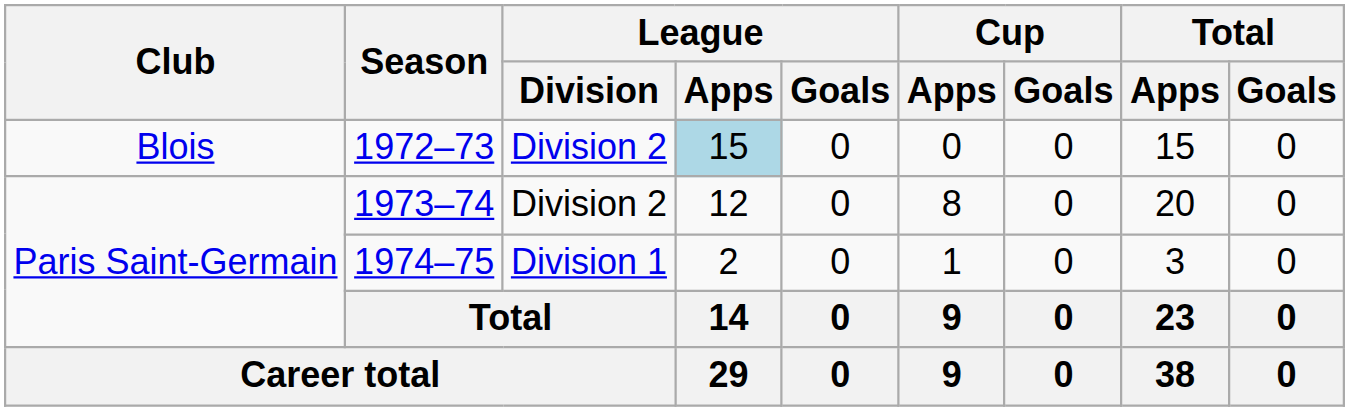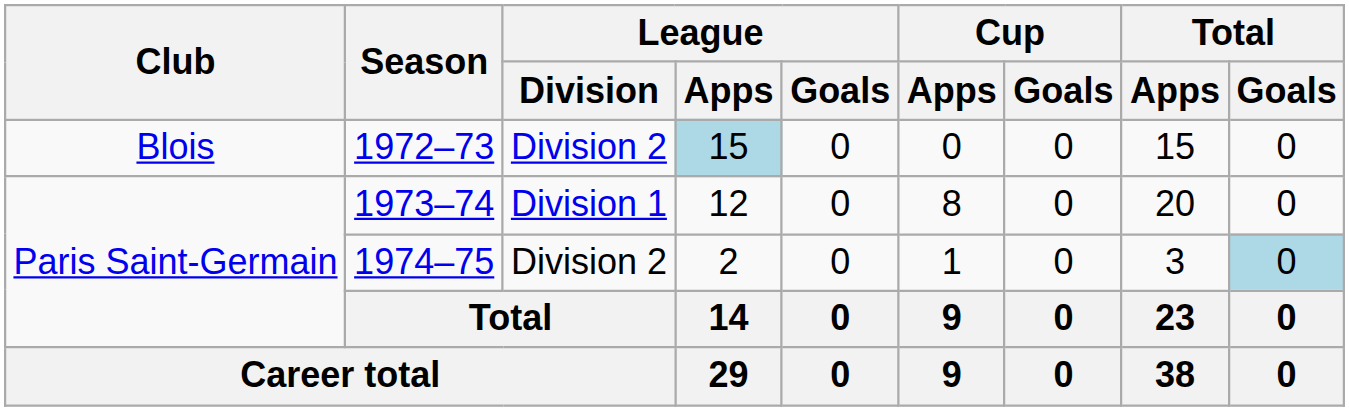(589, 204) Division 2 -> (589, 204) Division 1
(589, 261) Division 1 -> (589, 261) Division 2
(1287, 261) no background -> (1287, 261) lightblue background
